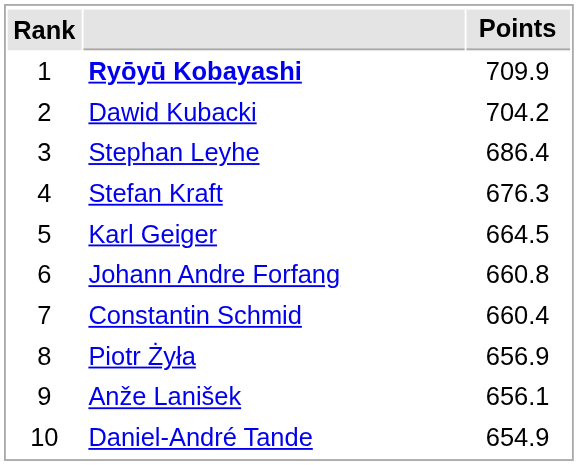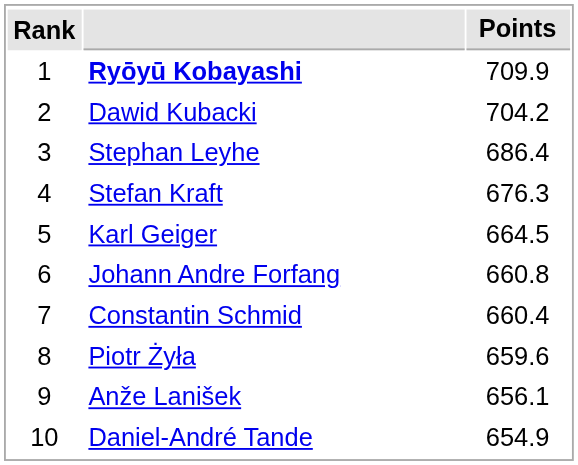(518, 356) 656.9 -> (518, 356) 659.6
